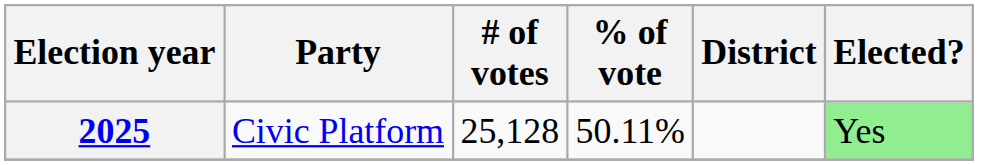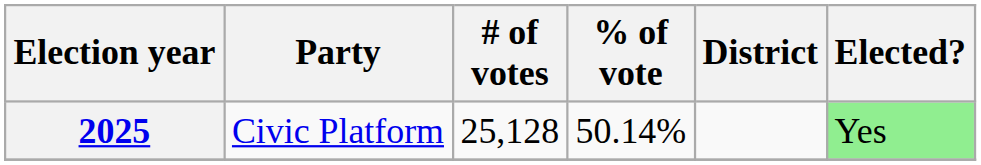(630, 130) 50.11% -> (631, 130) 50.14%
